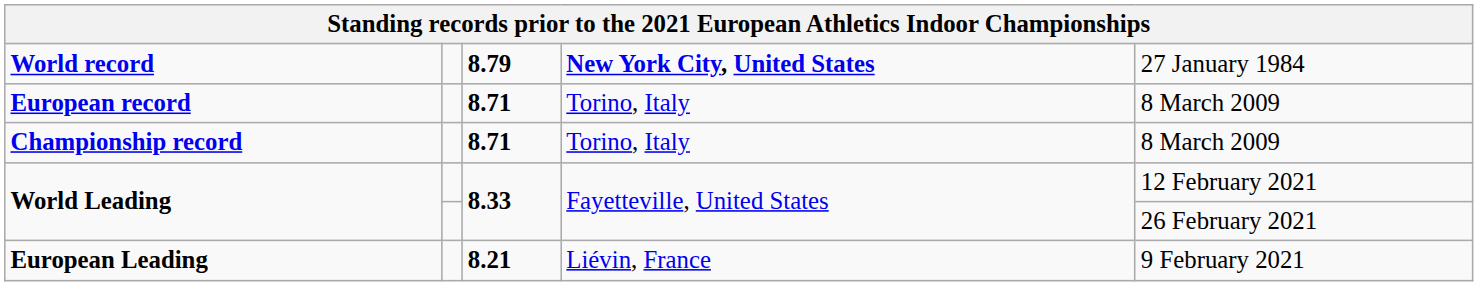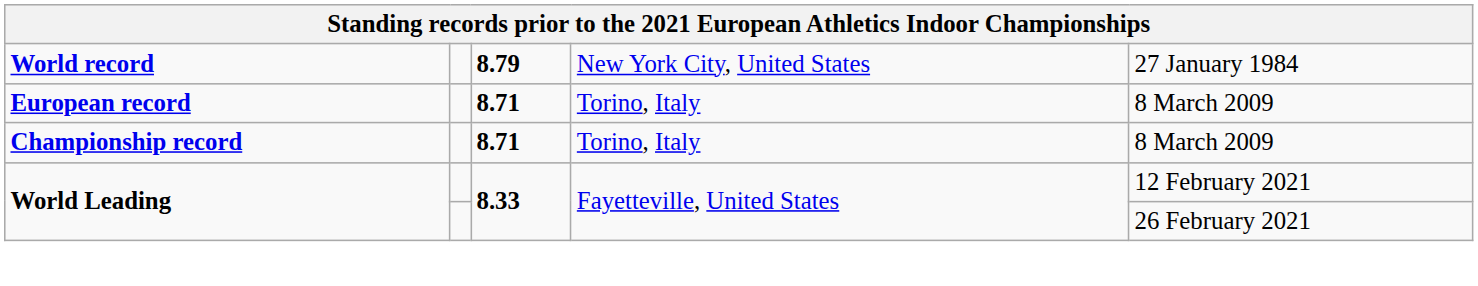(720, 63) bold -> (723, 63) normal
- row: (109, 260)
